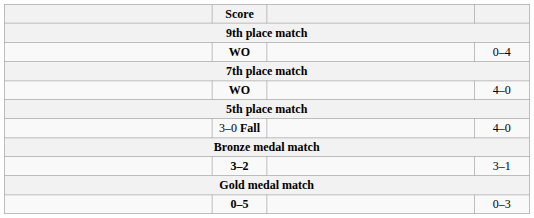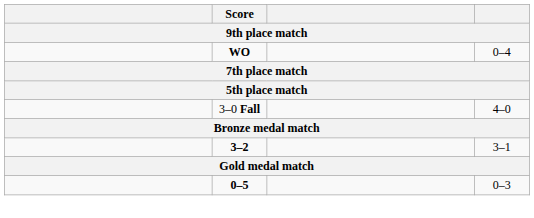- row: (240, 90)
